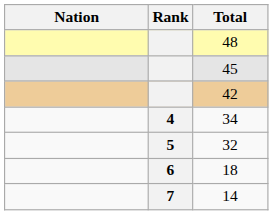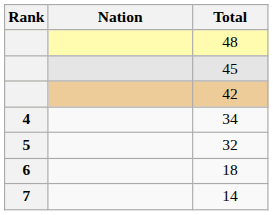columns swapped: (170, 16) <-> (77, 16)
